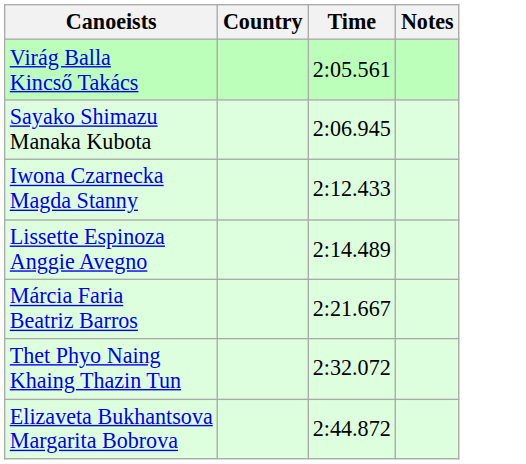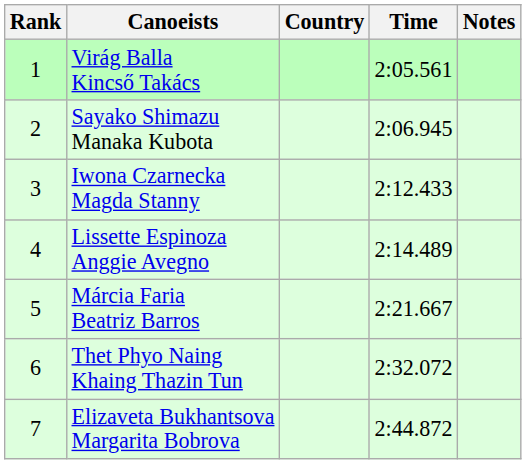+ column: (36, 22)
